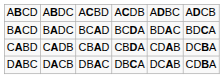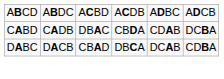- row: (22, 30)
(94, 47) CBAD -> (94, 30) DBAC
(94, 64) DBAC -> (94, 47) CBAD
